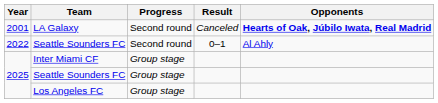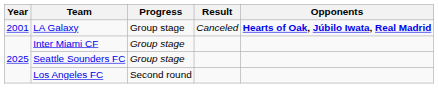(161, 28) Second round -> (157, 28) Group stage
- row: (18, 43)
(157, 91) Group stage -> (161, 75) Second round
